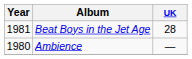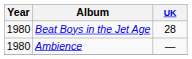(19, 29) 1981 -> (19, 29) 1980
